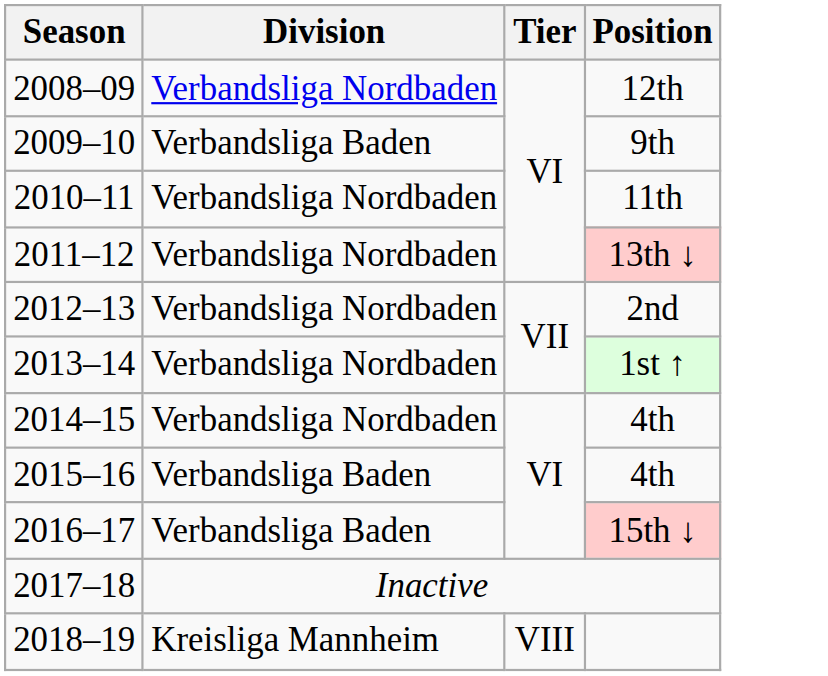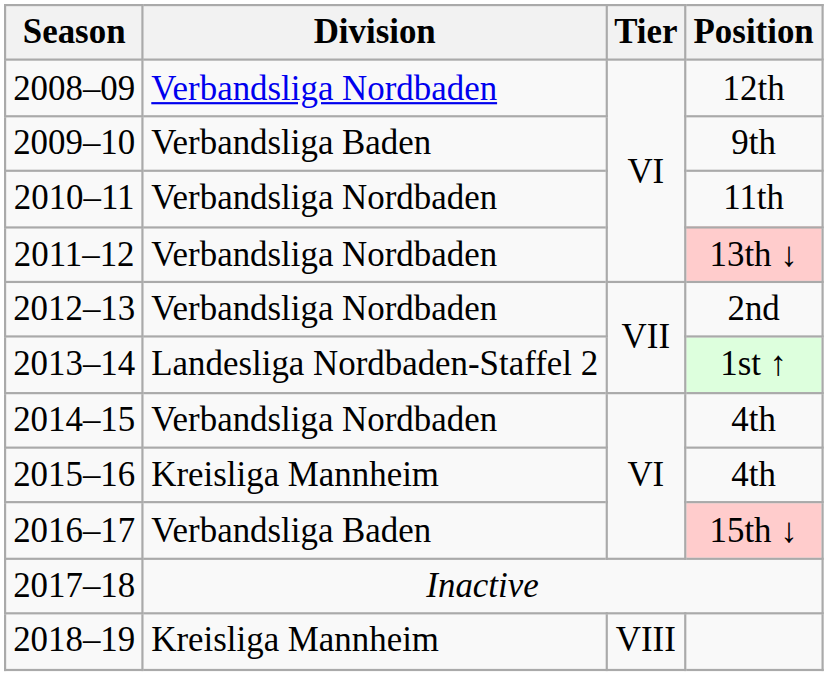(324, 364) Verbandsliga Nordbaden -> (375, 364) Landesliga Nordbaden-Staffel 2
(291, 474) Verbandsliga Baden -> (295, 474) Kreisliga Mannheim
